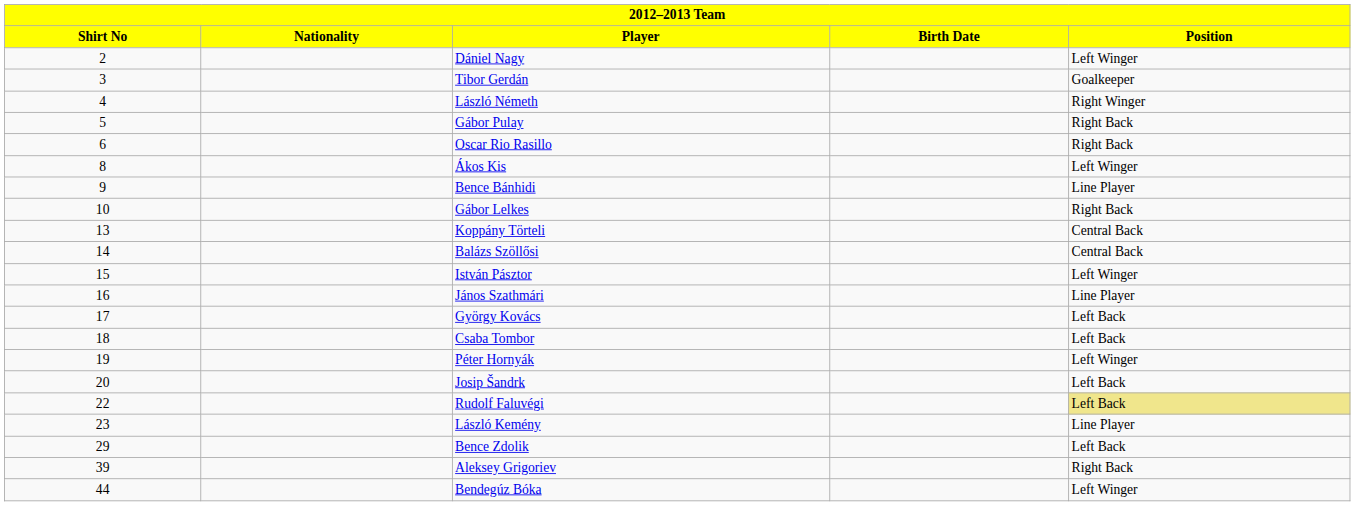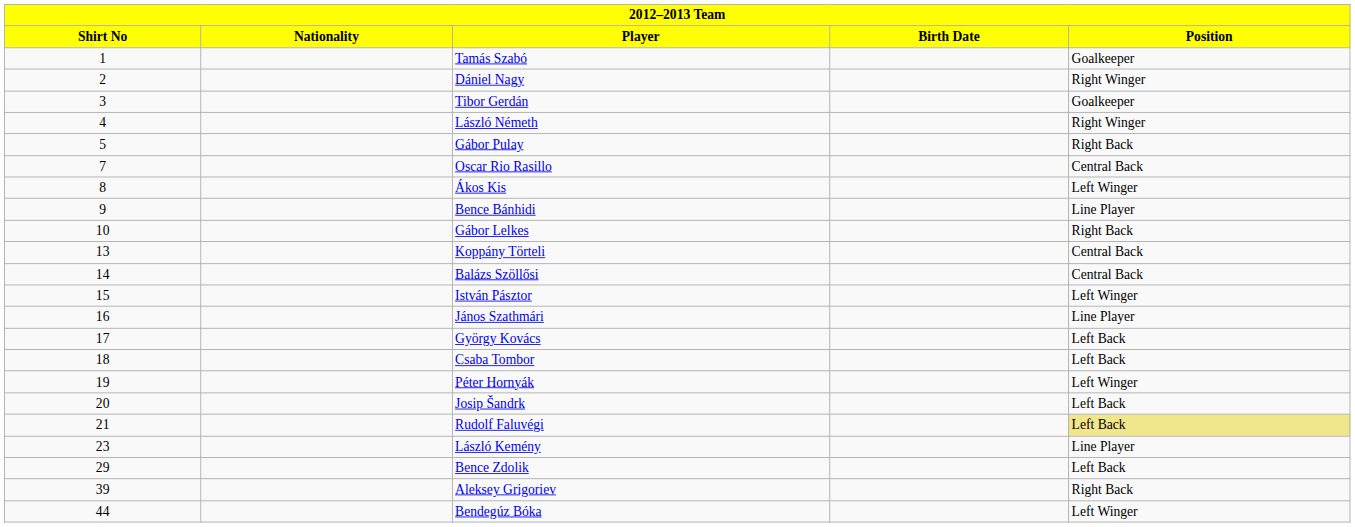+ row: (491, 58)
(1105, 58) Left Winger -> (1108, 79) Right Winger
(103, 144) 6 -> (103, 166) 7
(1102, 144) Right Back -> (1107, 166) Central Back
(103, 403) 22 -> (103, 425) 21
